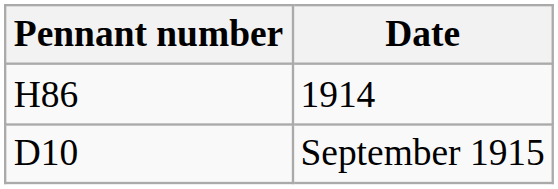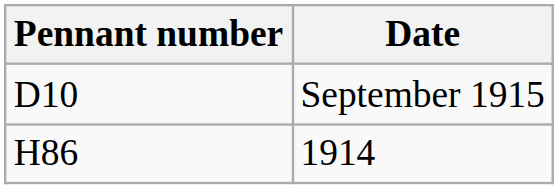rows swapped: (338, 93) <-> (423, 152)
